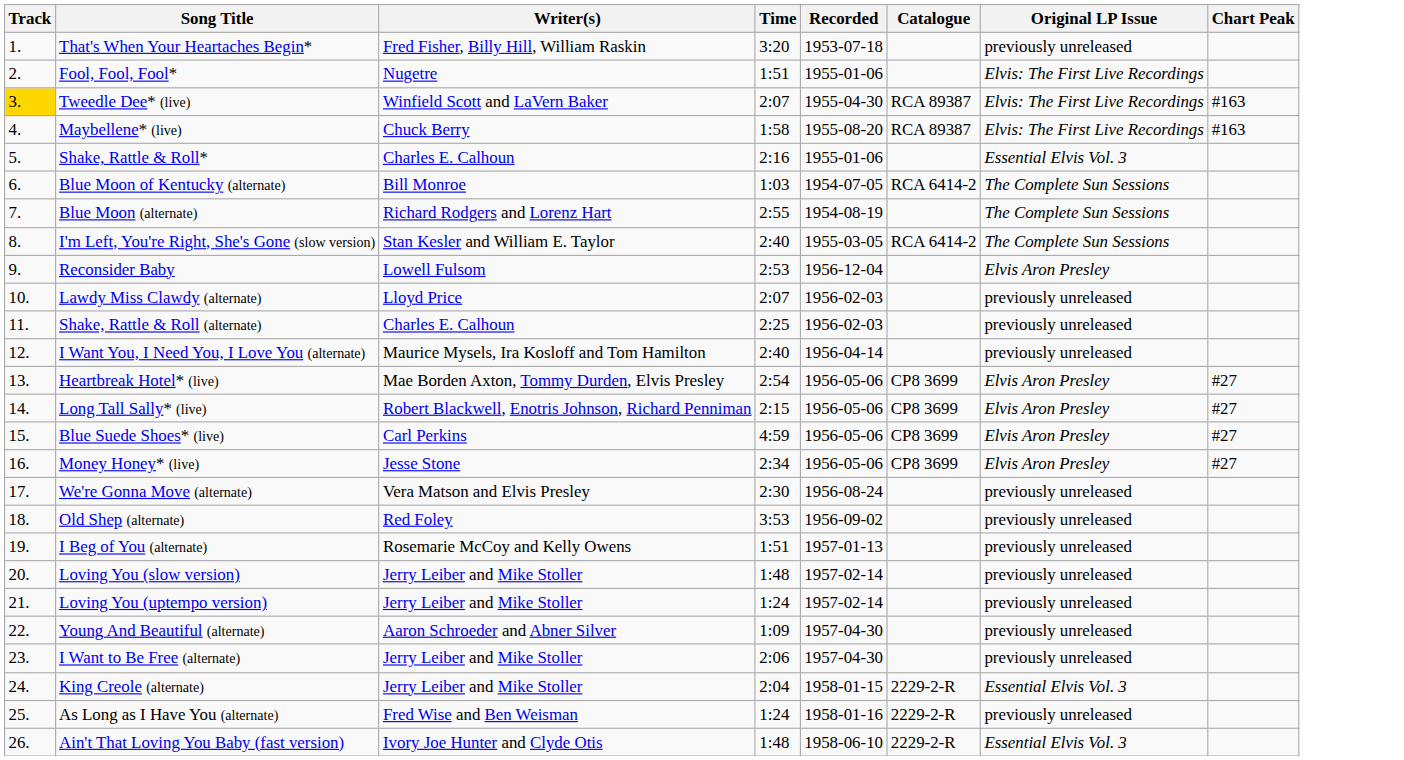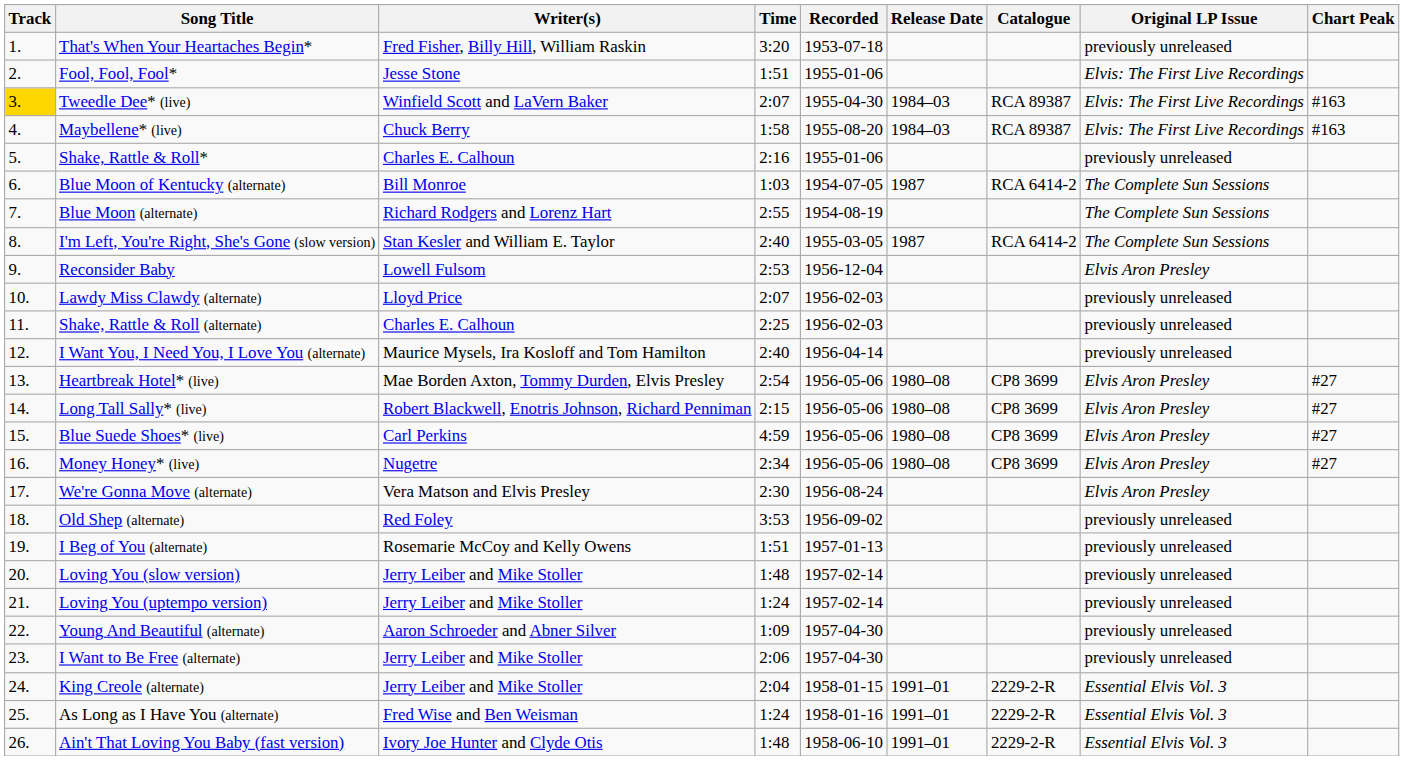+ column: (937, 18)
(410, 74) Nugetre -> (422, 74) Jesse Stone
(1056, 157) Essential Elvis Vol. 3 -> (1158, 157) previously unreleased
(422, 463) Jesse Stone -> (410, 463) Nugetre
(1058, 491) previously unreleased -> (1147, 491) Elvis Aron Presley
(1058, 714) previously unreleased -> (1156, 714) Essential Elvis Vol. 3
